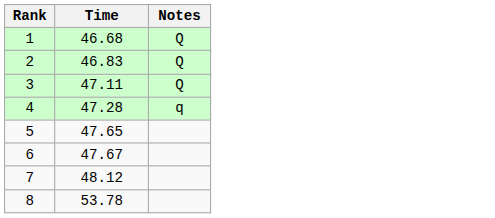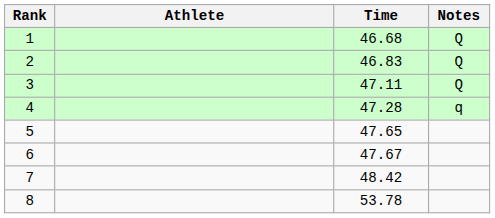+ column: (195, 16)
(102, 178) 48.12 -> (381, 178) 48.42
